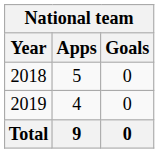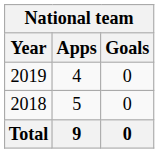rows swapped: (28, 76) <-> (28, 104)
